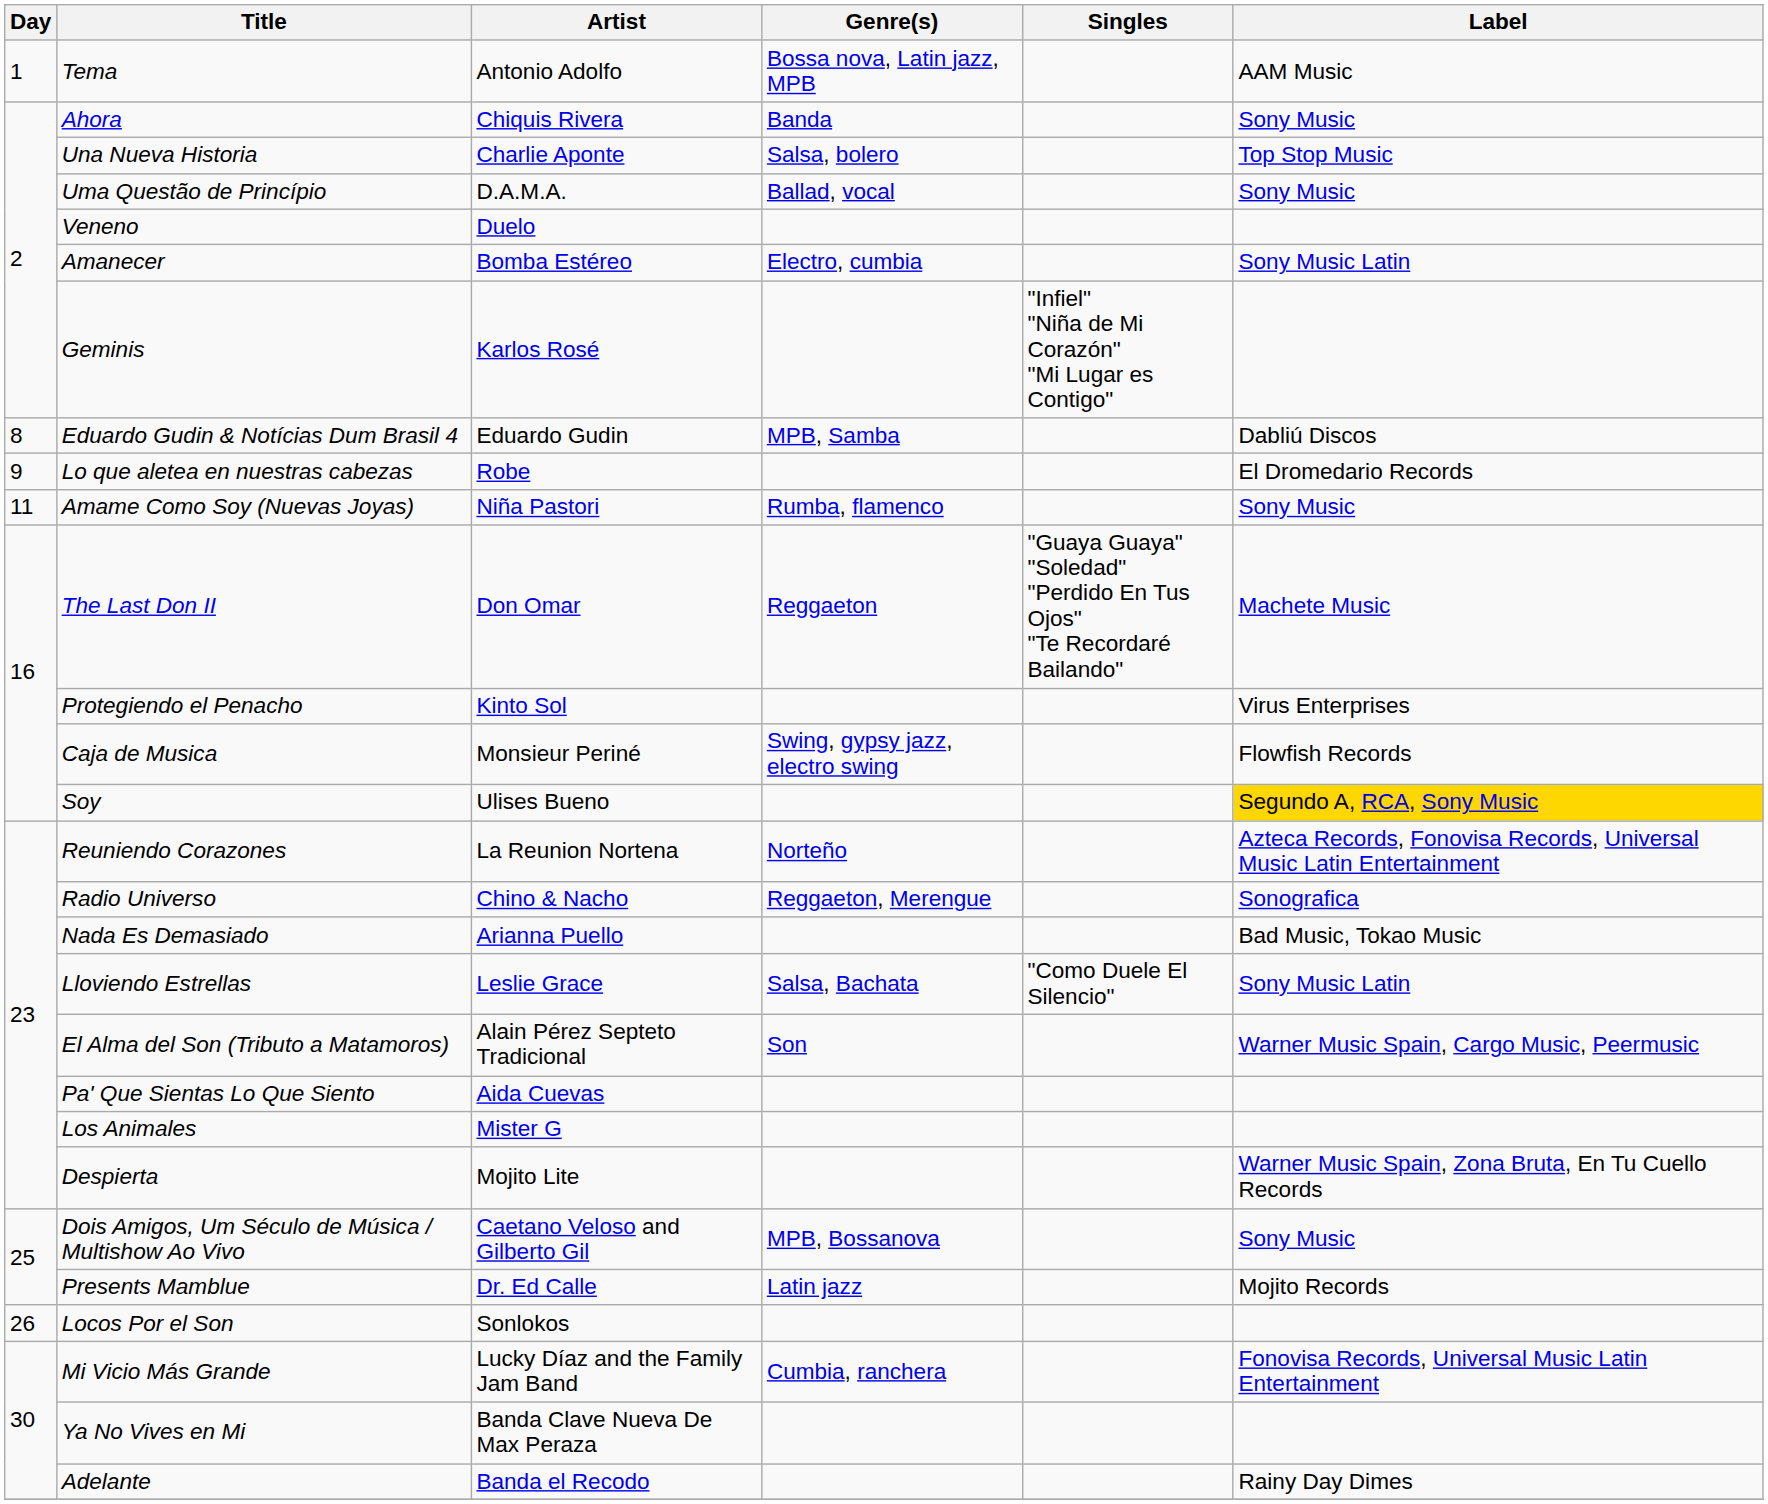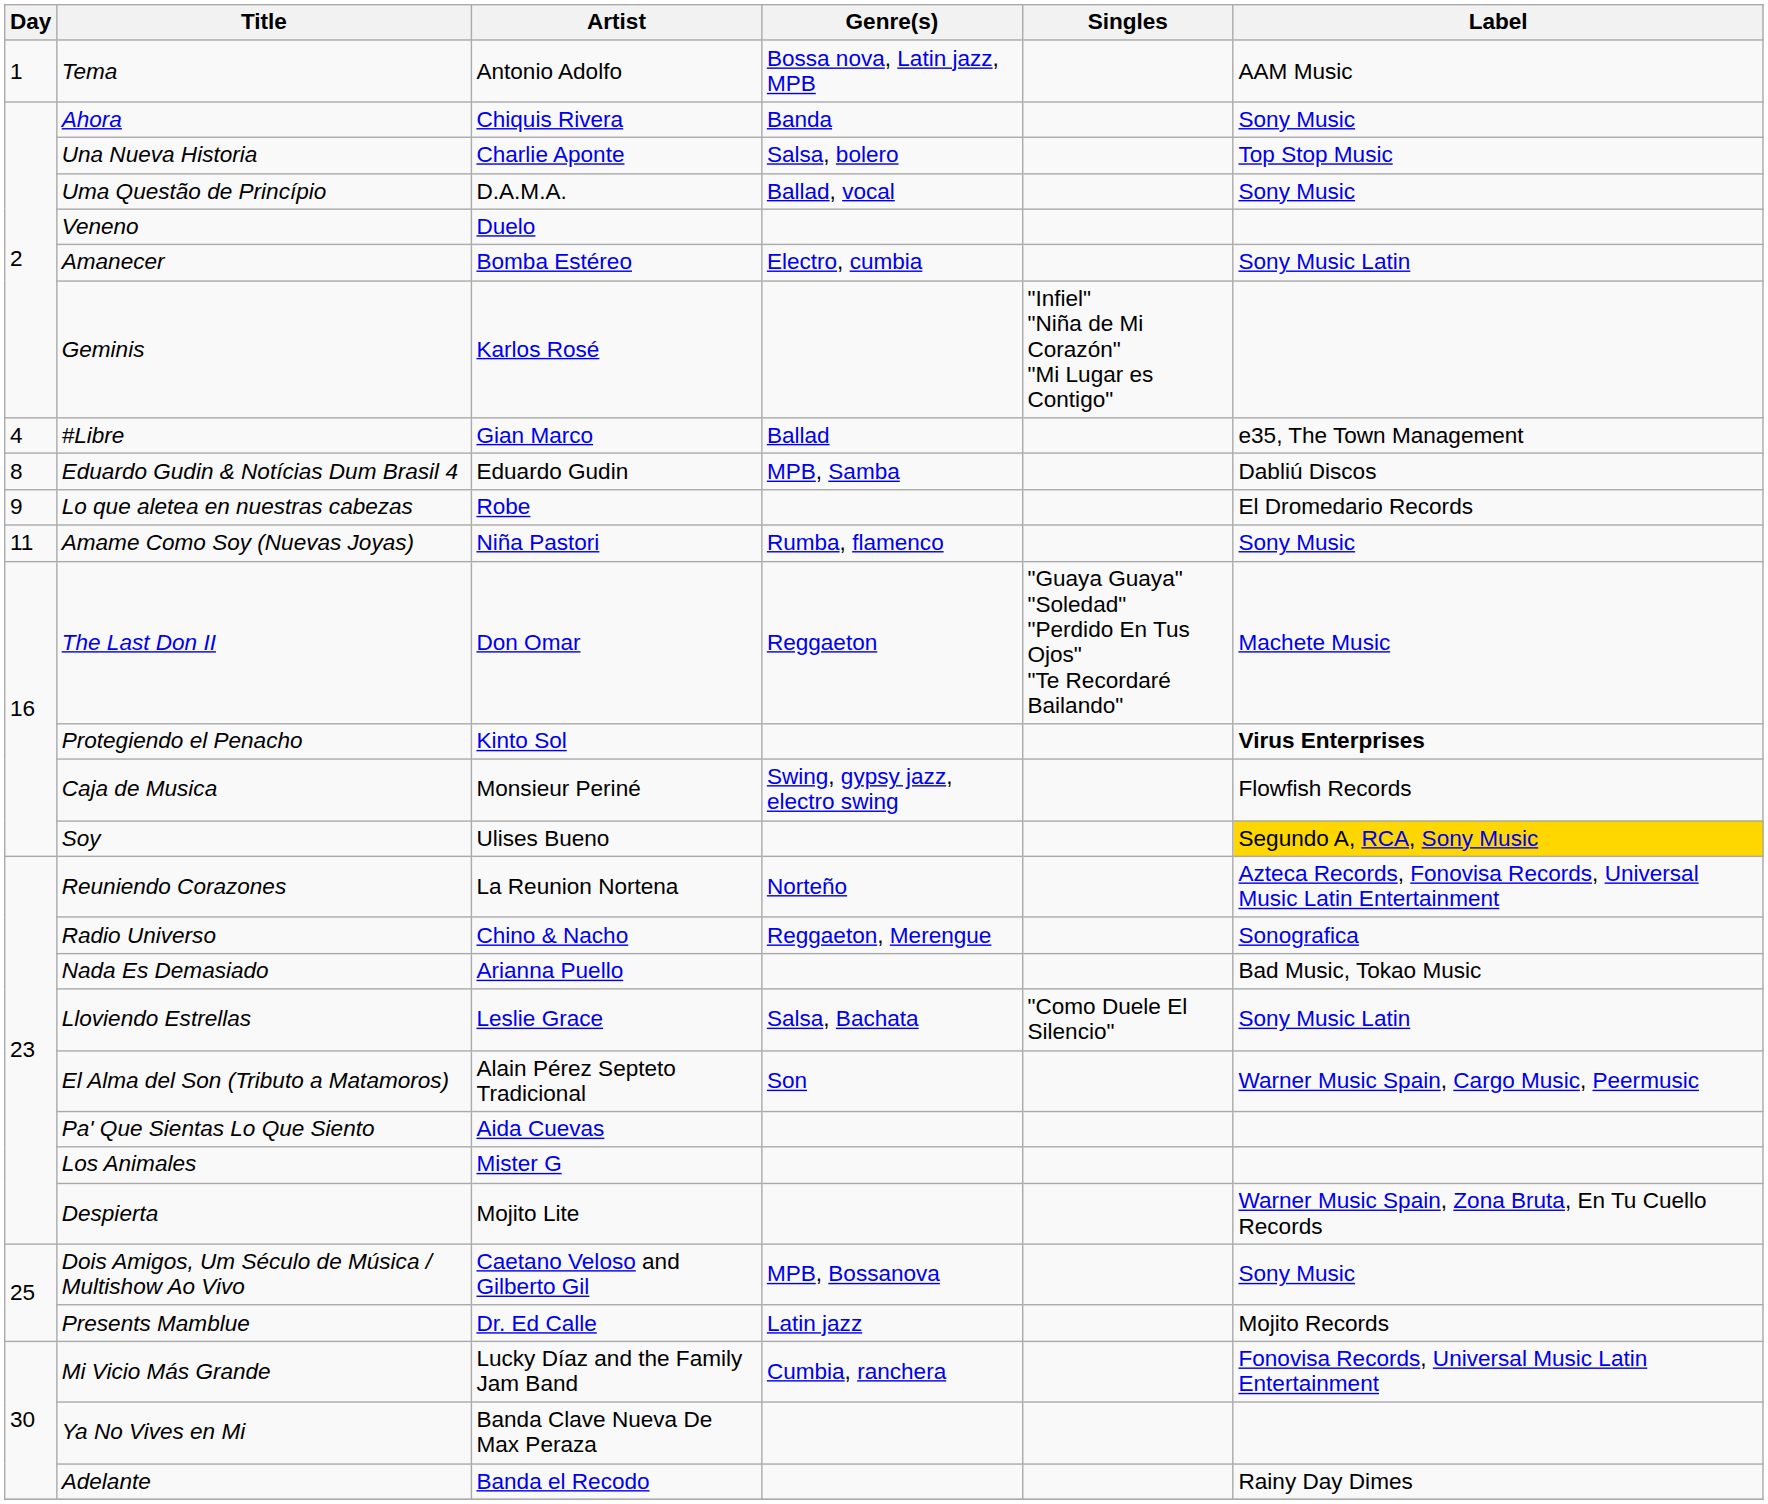+ row: (93, 435)
(1324, 705) normal -> (1332, 741) bold
- row: (148, 1322)
